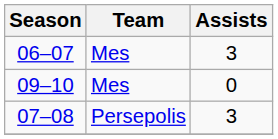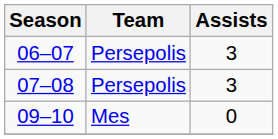(110, 52) Mes -> (138, 52) Persepolis
rows swapped: (45, 117) <-> (45, 85)
